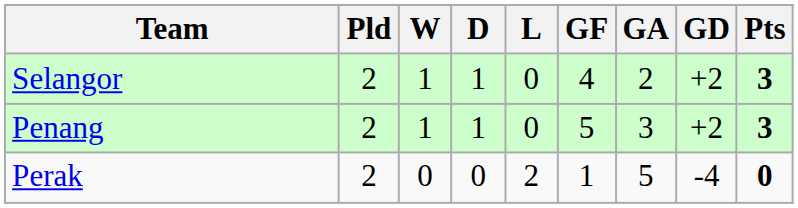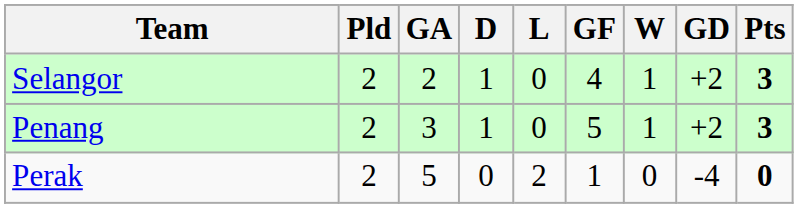columns swapped: (425, 29) <-> (646, 29)
